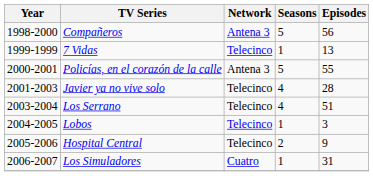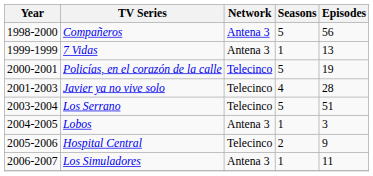(250, 50) Telecinco -> (248, 50) Antena 3
(248, 69) Antena 3 -> (250, 69) Telecinco
(328, 69) 55 -> (328, 69) 19
(281, 106) 4 -> (281, 106) 5
(250, 124) Telecinco -> (248, 124) Antena 3
(243, 161) Cuatro -> (248, 161) Antena 3
(328, 161) 31 -> (328, 161) 11
